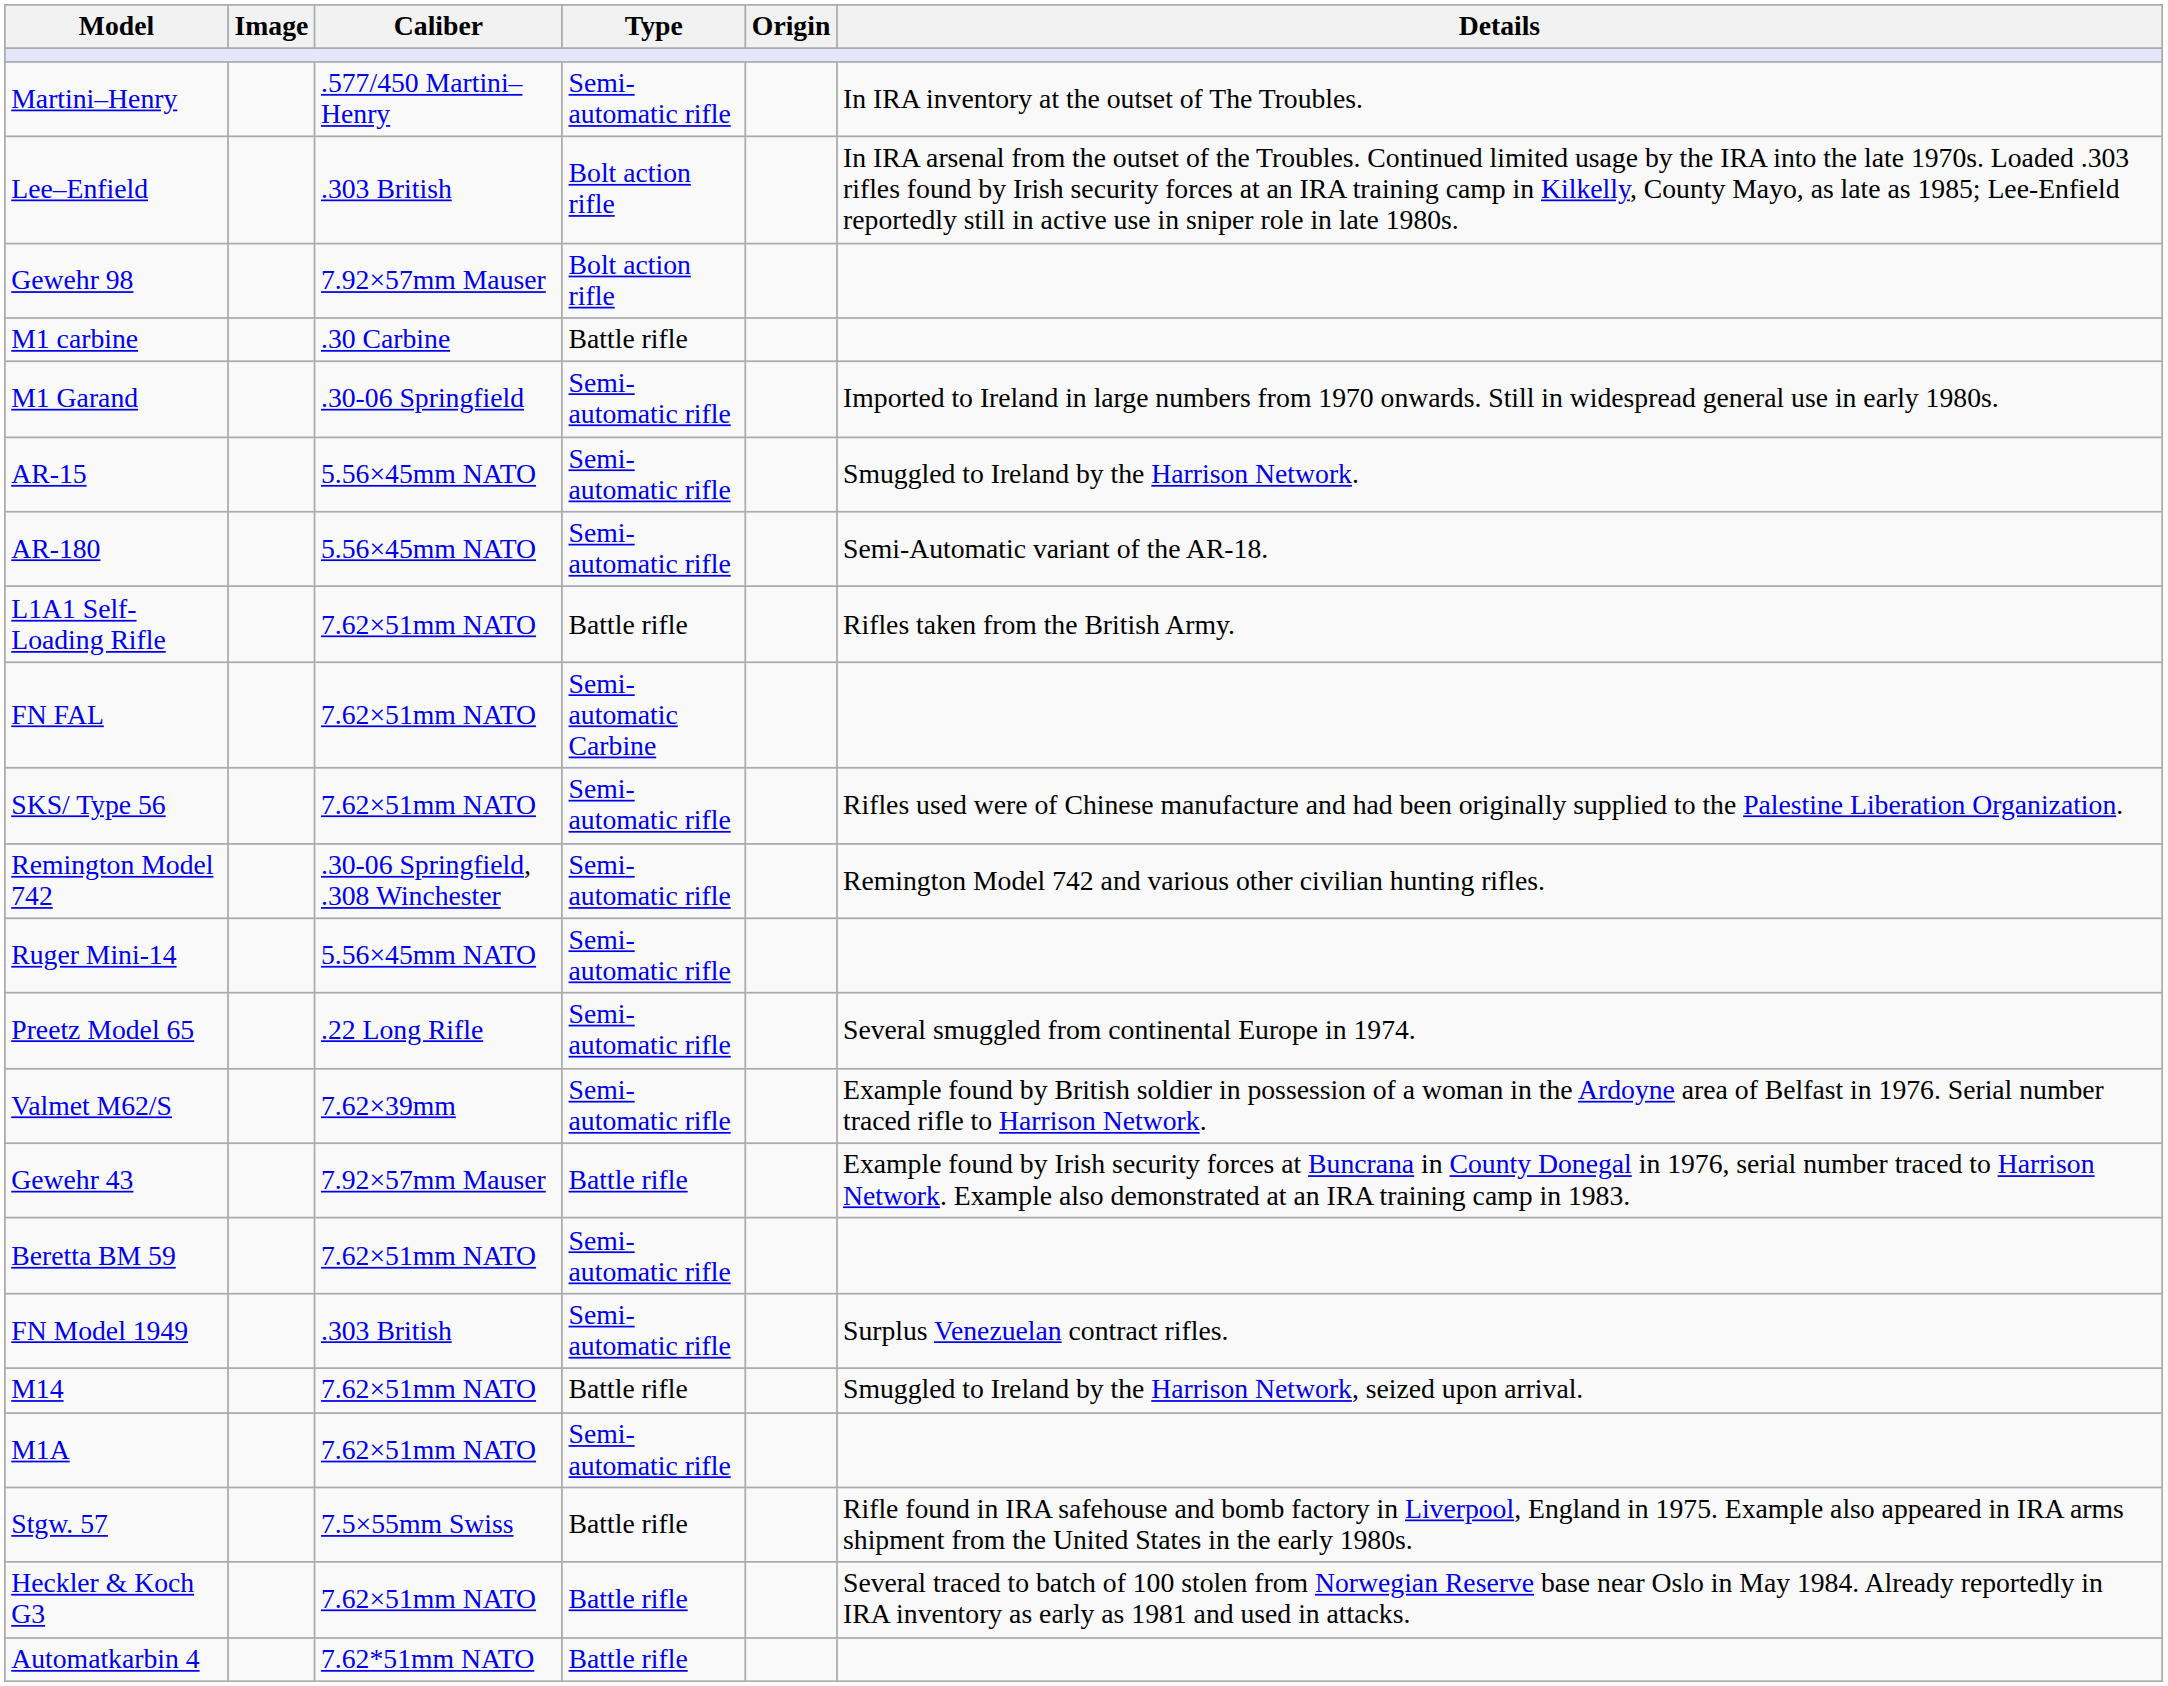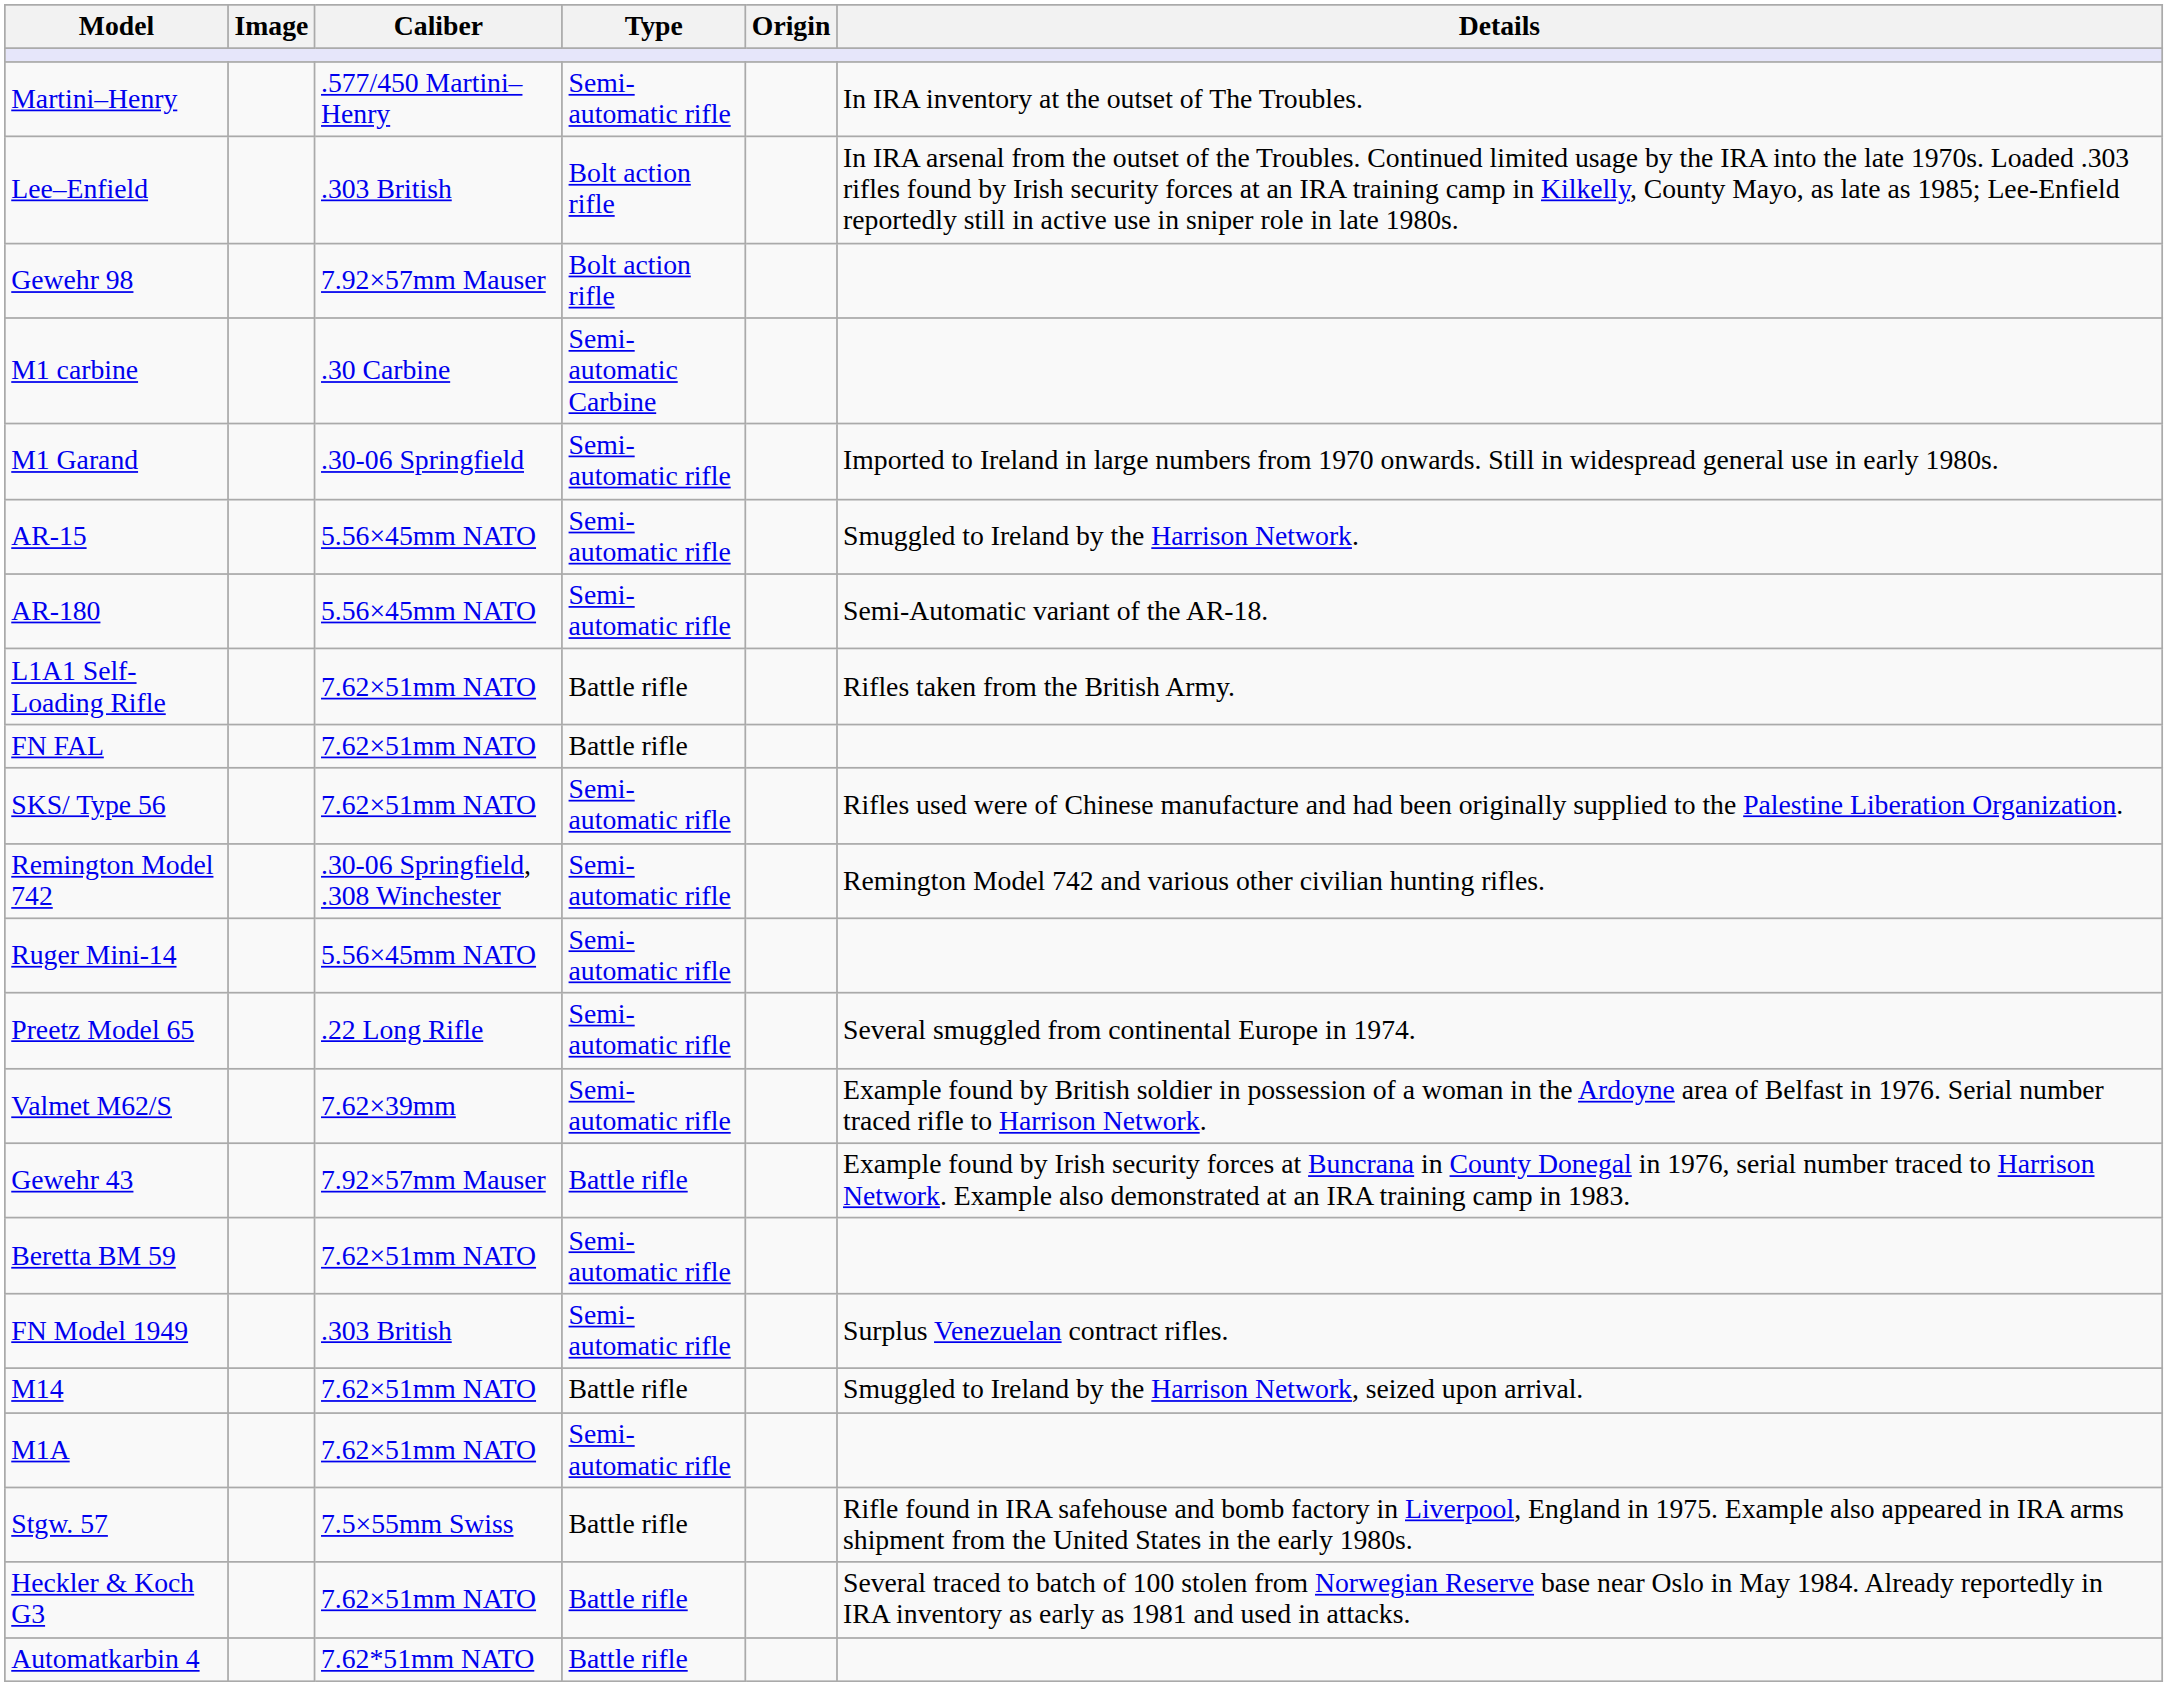(628, 339) Battle rifle -> (623, 370) Semi-automatic Carbine
(623, 714) Semi-automatic Carbine -> (628, 745) Battle rifle
